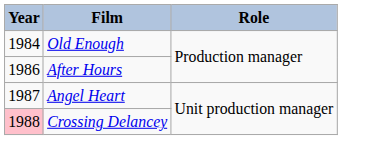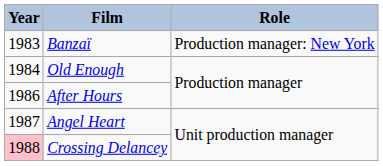+ row: (69, 43)
